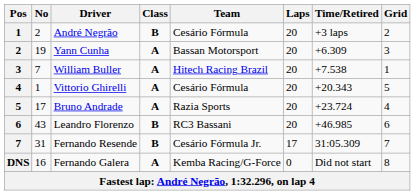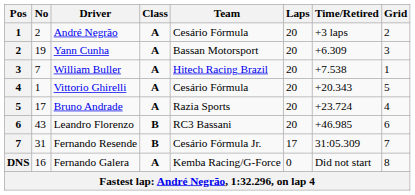(155, 32) B -> (155, 32) A
